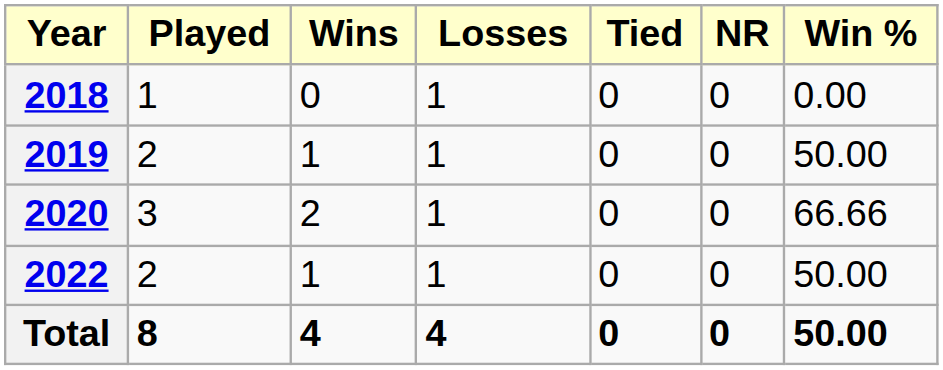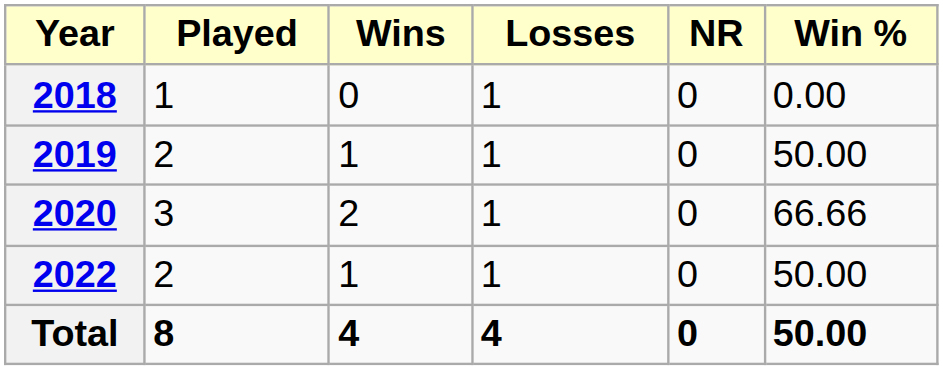- column: (645, 34)
